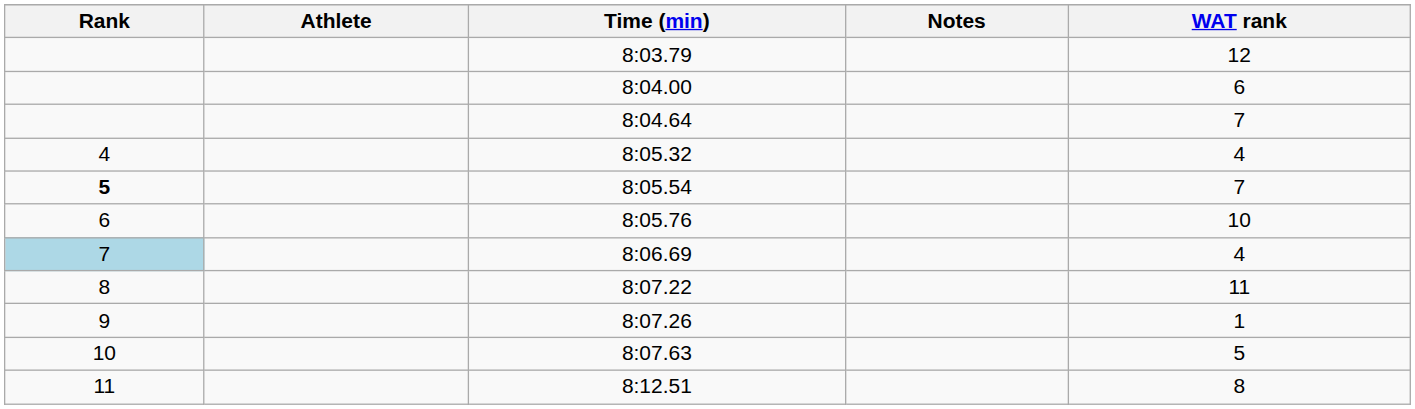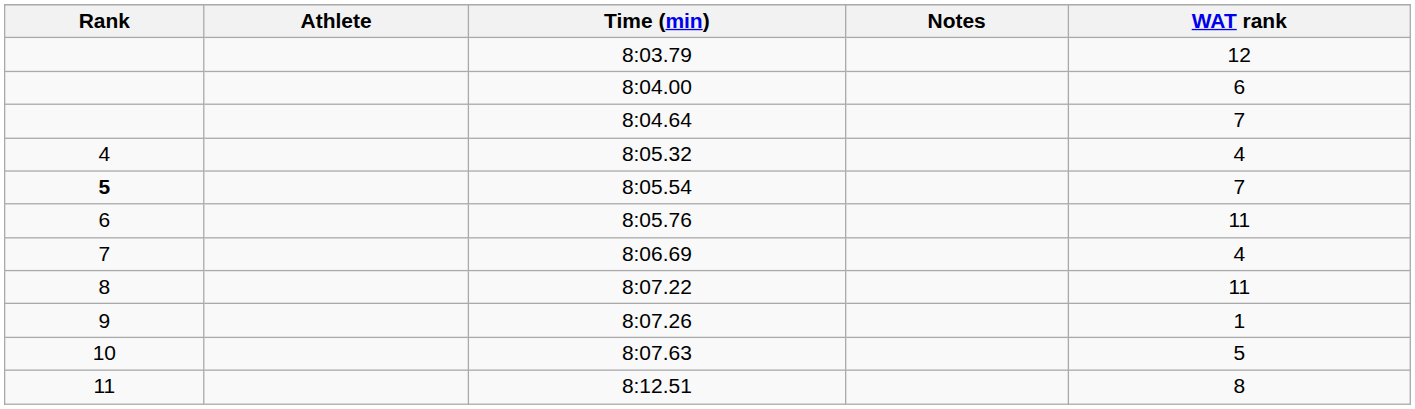(1239, 220) 10 -> (1239, 220) 11
(104, 253) lightblue background -> (104, 253) no background
